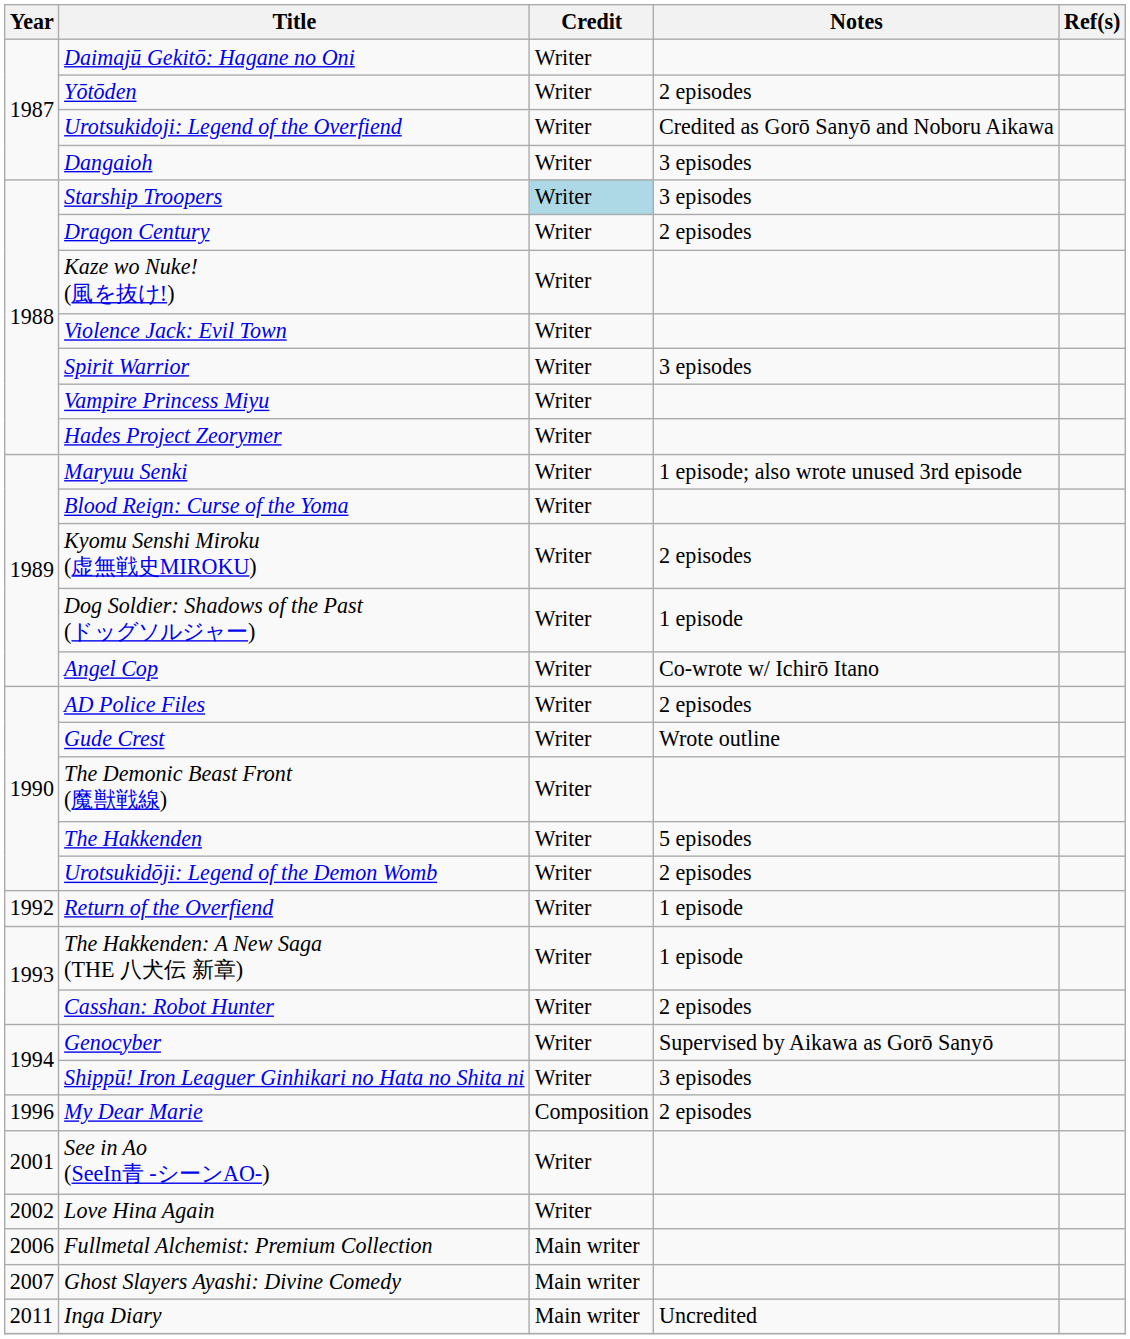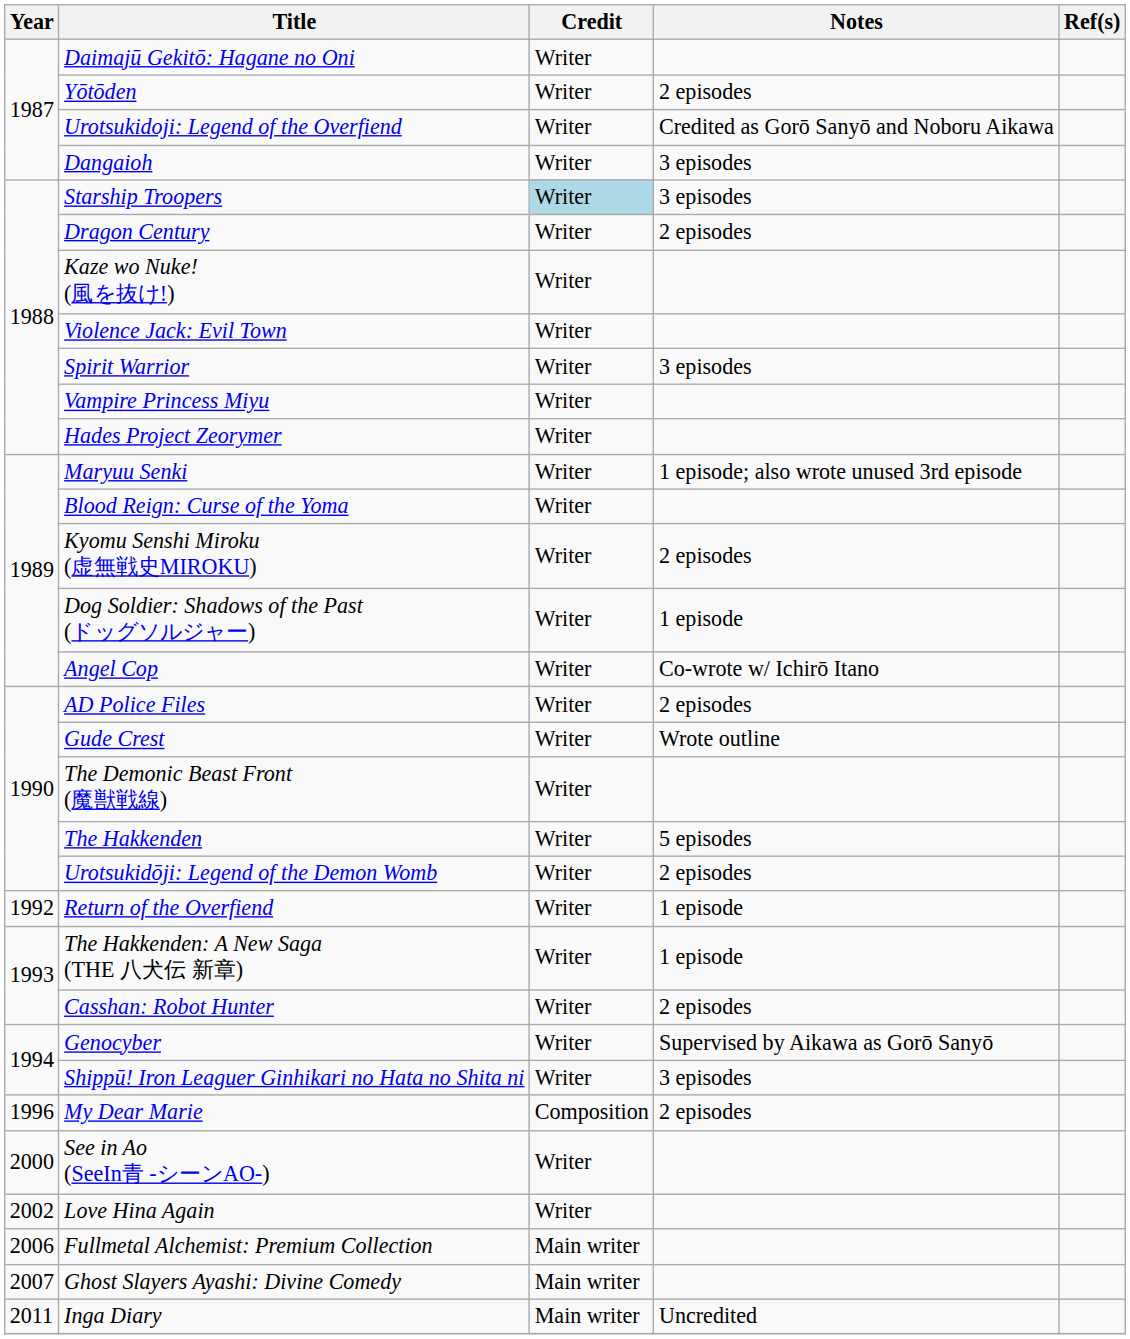(32, 1161) 2001 -> (32, 1161) 2000
